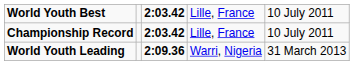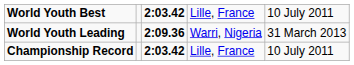rows swapped: (70, 32) <-> (66, 51)
